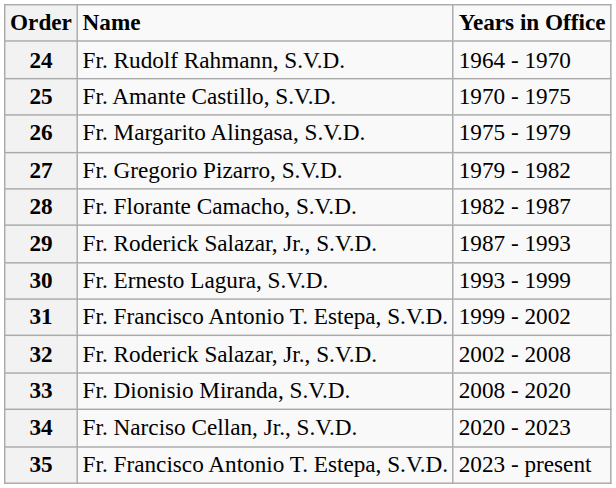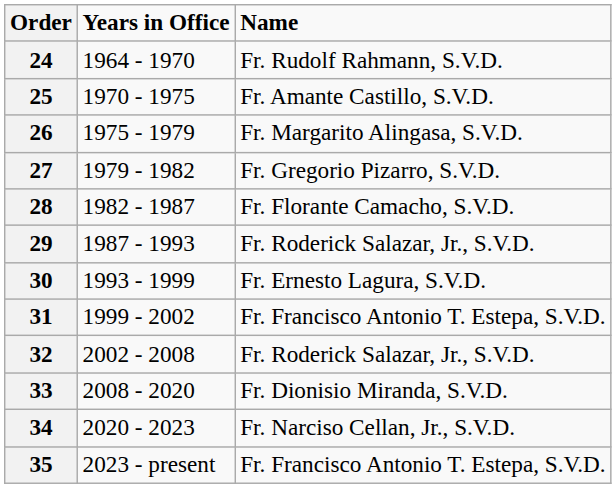columns swapped: (532, 22) <-> (112, 22)
